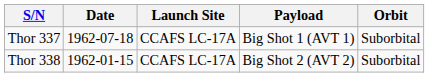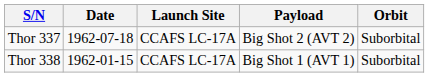(299, 38) Big Shot 1 (AVT 1) -> (299, 38) Big Shot 2 (AVT 2)
(299, 60) Big Shot 2 (AVT 2) -> (299, 60) Big Shot 1 (AVT 1)
